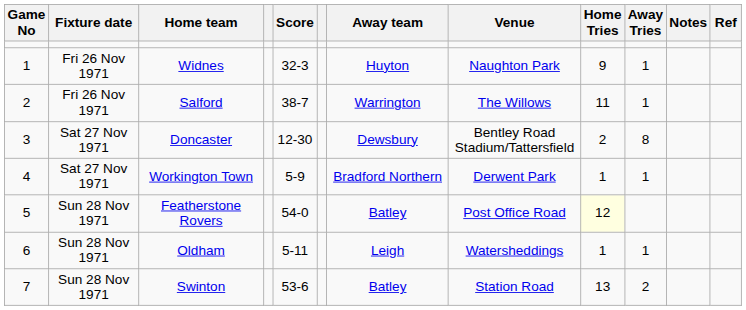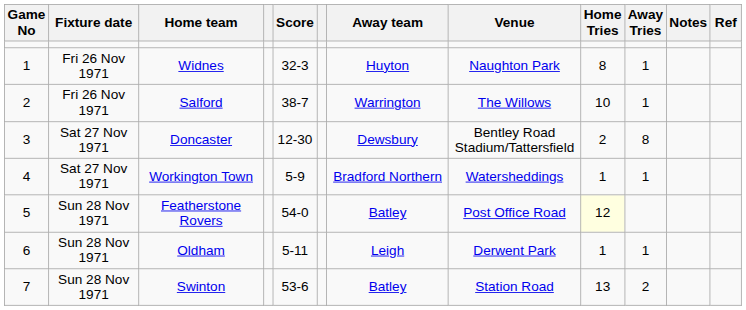(603, 66) 9 -> (603, 66) 8
(603, 102) 11 -> (603, 102) 10
(515, 176) Derwent Park -> (515, 176) Watersheddings
(515, 250) Watersheddings -> (515, 250) Derwent Park
